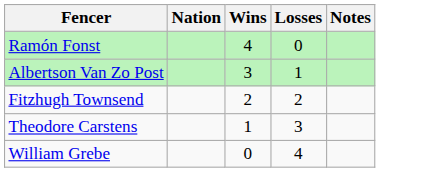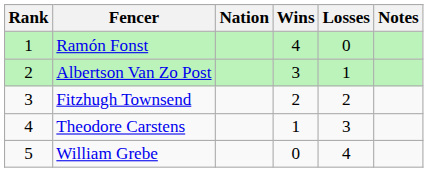+ column: (28, 18)
